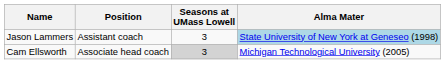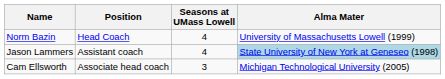+ row: (31, 37)
(204, 37) 3 -> (204, 52) 4
(204, 52) lightgrey background -> (204, 67) no background
